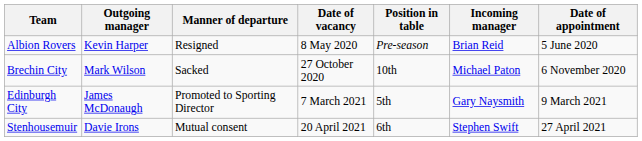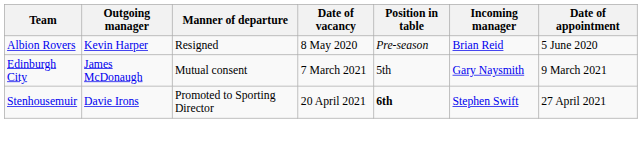- row: (37, 70)
(225, 102) Promoted to Sporting Director -> (211, 70) Mutual consent
(211, 127) Mutual consent -> (225, 102) Promoted to Sporting Director
(384, 127) normal -> (384, 102) bold
